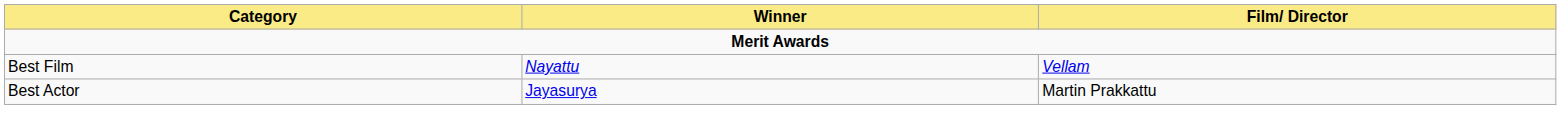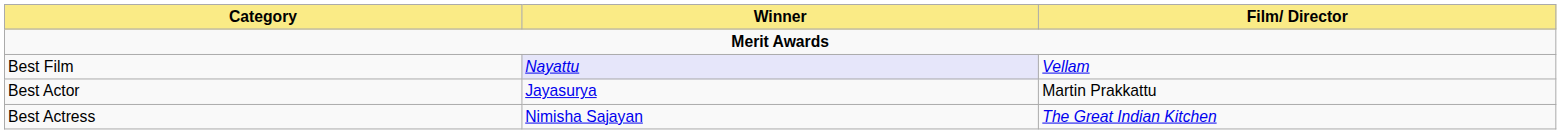(552, 66) no background -> (552, 66) lavender background
+ row: (52, 116)
